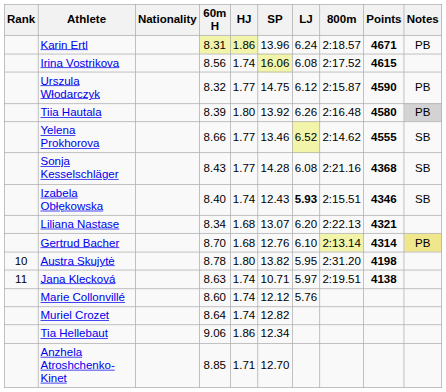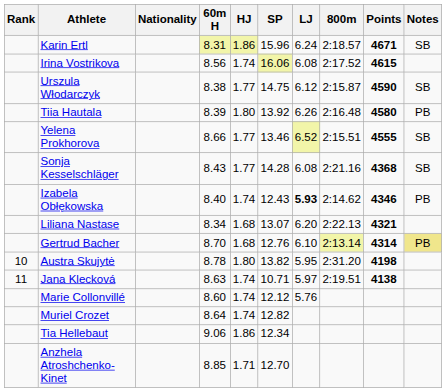(275, 44) 13.96 -> (275, 44) 15.96
(423, 44) PB -> (423, 44) SB
(215, 87) 8.32 -> (215, 87) 8.38
(423, 87) PB -> (423, 87) SB
(423, 112) lightgrey background -> (423, 112) no background
(342, 137) 2:14.62 -> (342, 137) 2:15.51
(342, 199) 2:15.51 -> (342, 199) 2:14.62
(423, 199) SB -> (423, 199) PB
